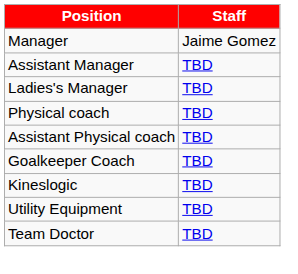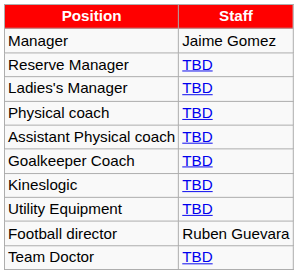- row: (71, 64)
+ row: (68, 64)
+ row: (62, 233)
